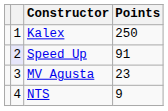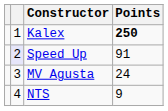(127, 35) normal -> (127, 35) bold
(123, 75) 23 -> (123, 75) 24
